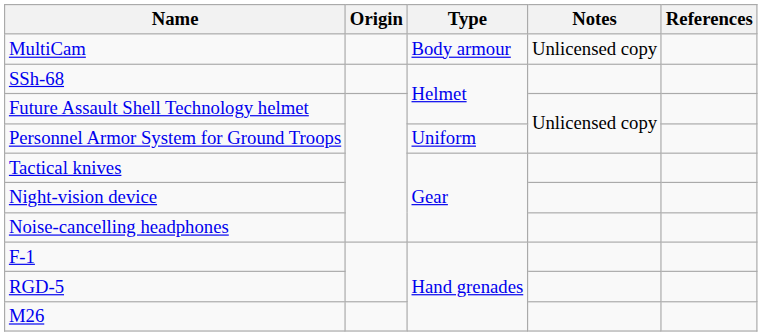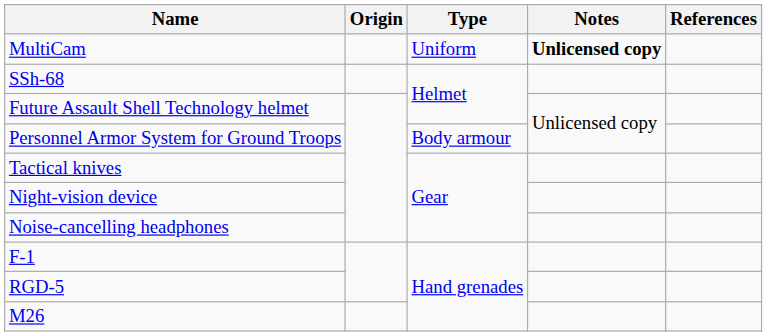(461, 49) Body armour -> (444, 49) Uniform
(595, 49) normal -> (597, 49) bold
(444, 138) Uniform -> (461, 138) Body armour
